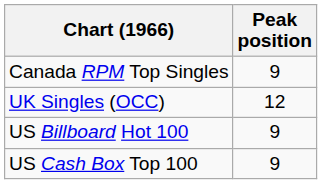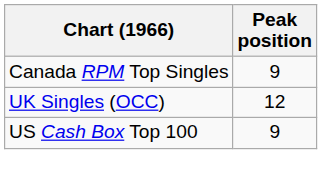- row: (99, 132)
